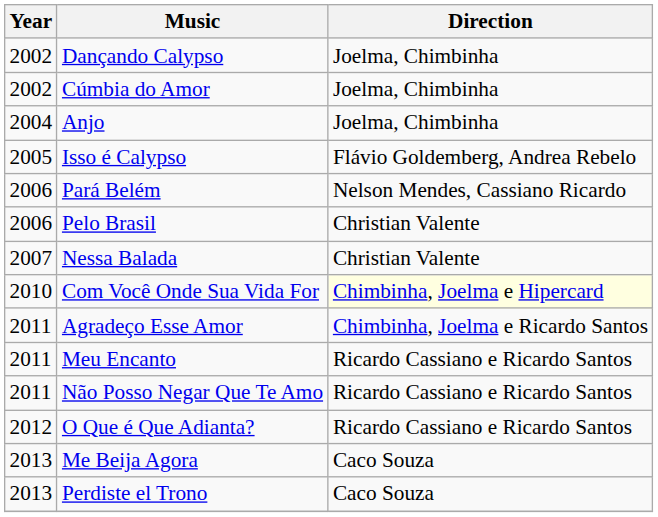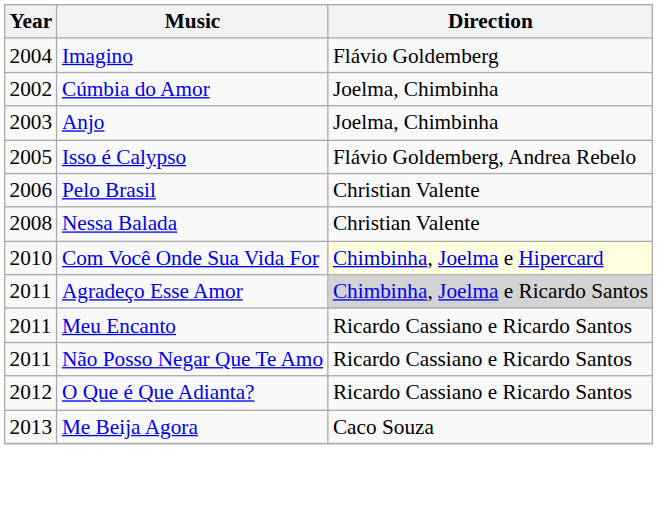+ row: (97, 55)
- row: (143, 55)
(31, 122) 2004 -> (31, 122) 2003
- row: (111, 190)
(31, 257) 2007 -> (31, 223) 2008
(490, 325) no background -> (490, 291) lightgrey background
- row: (135, 493)
